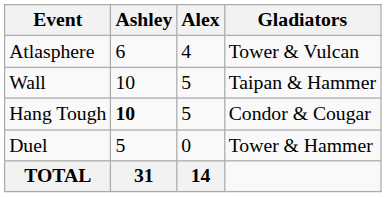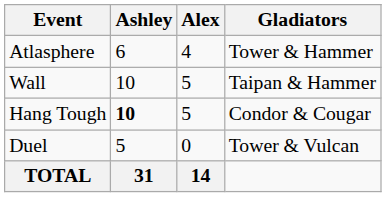(294, 51) Tower & Vulcan -> (301, 51) Tower & Hammer
(301, 144) Tower & Hammer -> (294, 144) Tower & Vulcan
